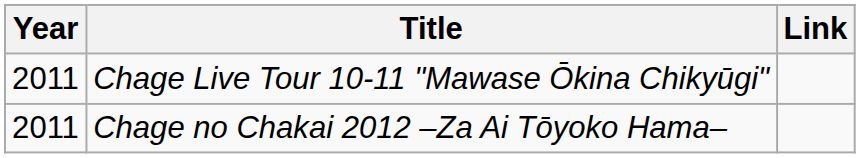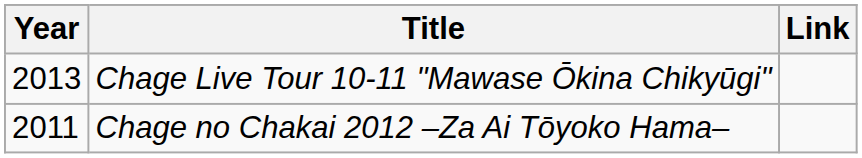(45, 78) 2011 -> (47, 78) 2013
